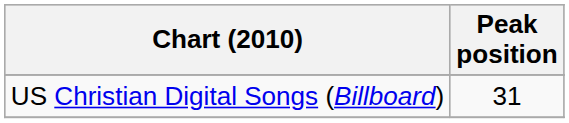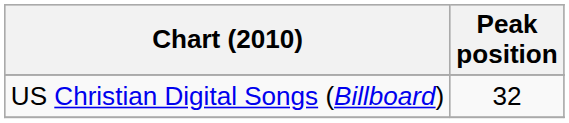(507, 95) 31 -> (507, 95) 32
